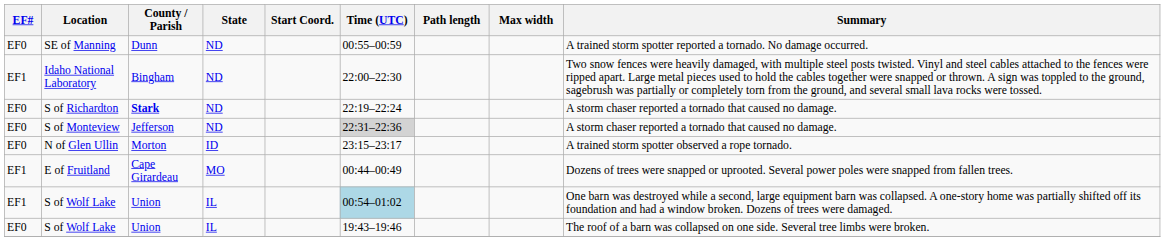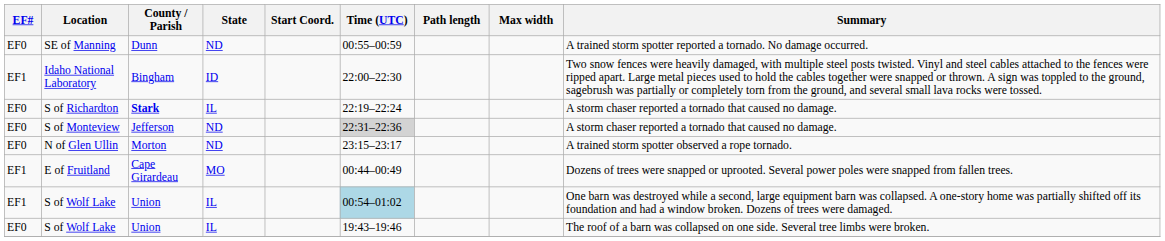(214, 77) ND -> (212, 77) ID
(214, 108) ND -> (211, 108) IL
(212, 145) ID -> (214, 145) ND
